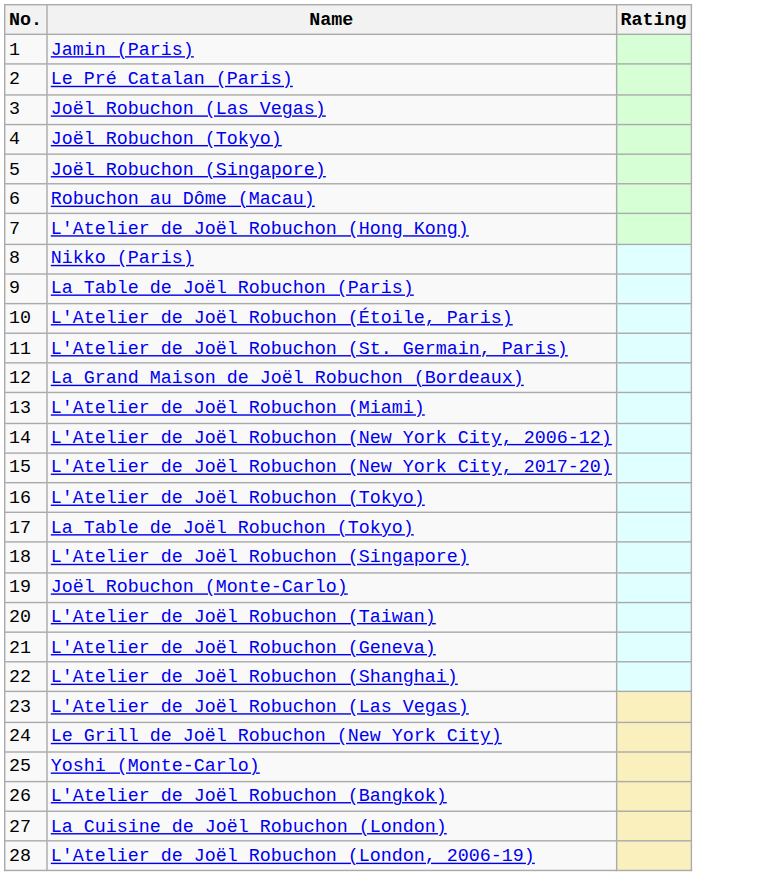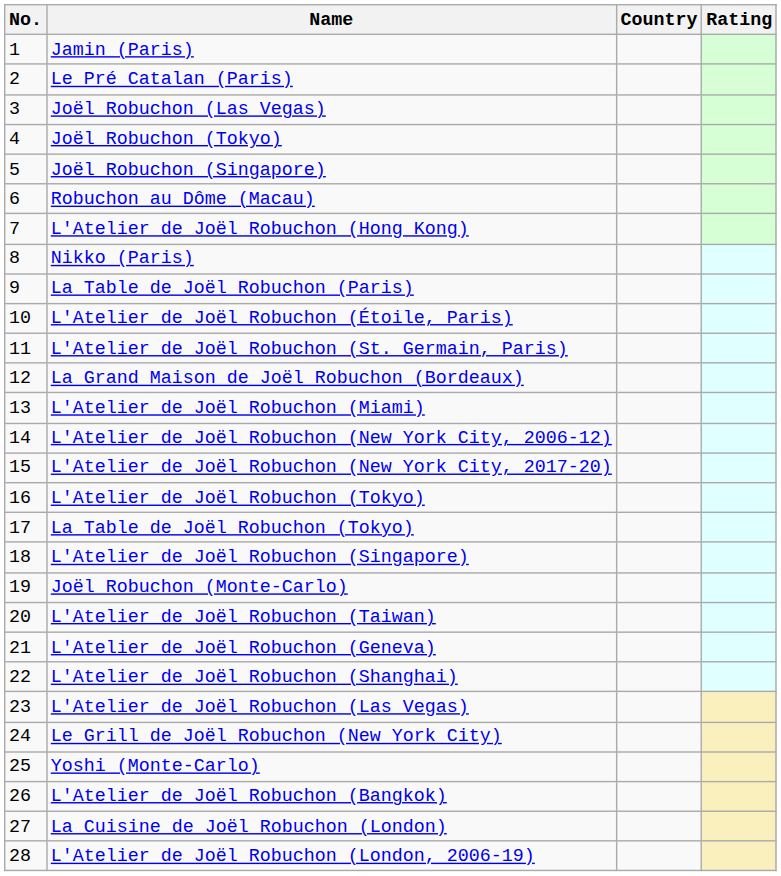+ column: (659, 20)
